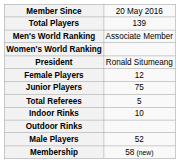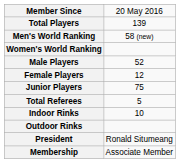(139, 36) Associate Member -> (139, 36) 58 (new)
rows swapped: (54, 139) <-> (54, 62)
(139, 152) 58 (new) -> (139, 152) Associate Member
